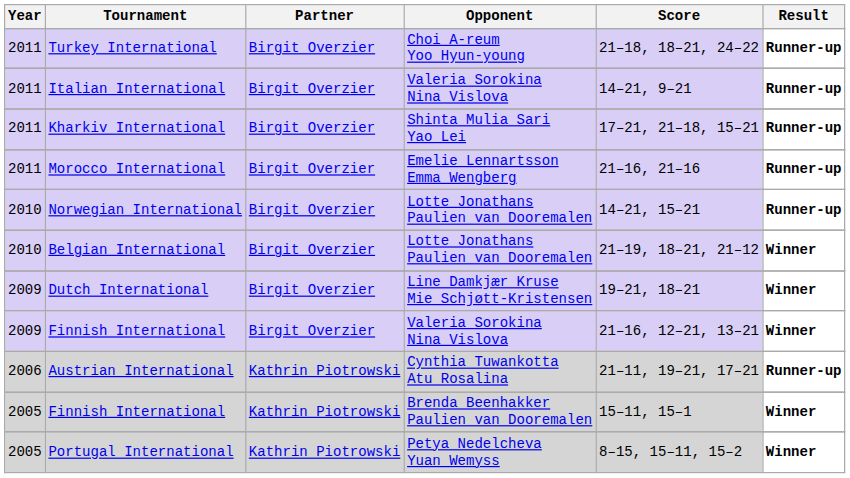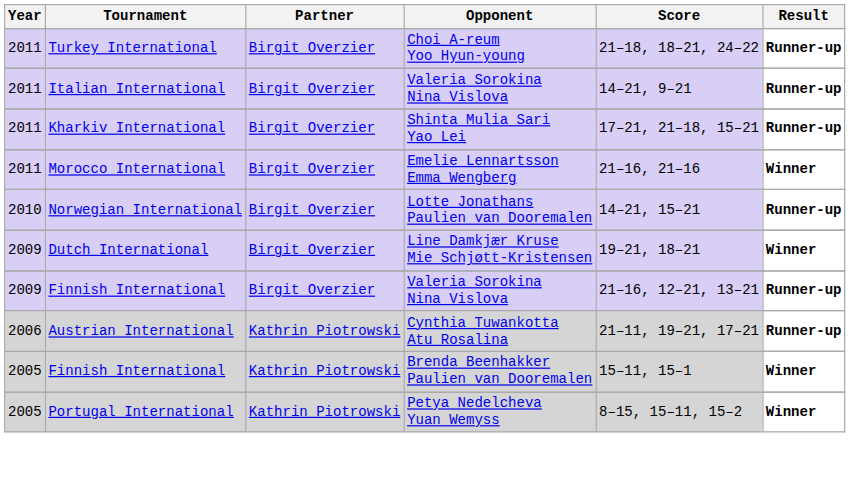(804, 169) Runner-up -> (791, 169) Winner
- row: (137, 250)
(791, 331) Winner -> (804, 290) Runner-up
